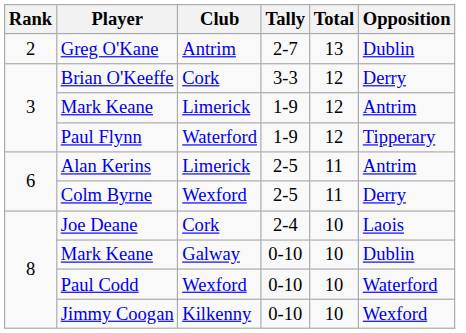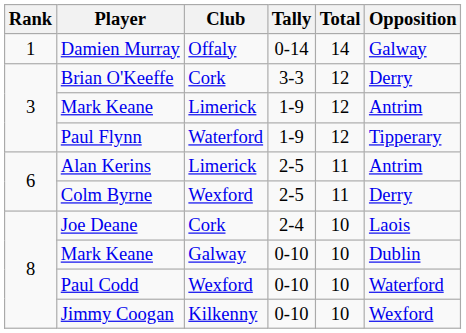+ row: (120, 48)
- row: (110, 48)
